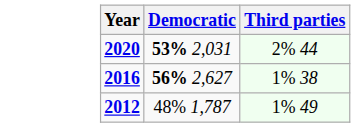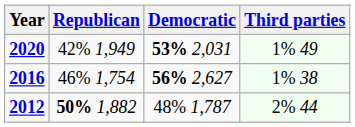+ column: (96, 19)
(295, 49) 2% 44 -> (295, 49) 1% 49
(295, 107) 1% 49 -> (295, 107) 2% 44
